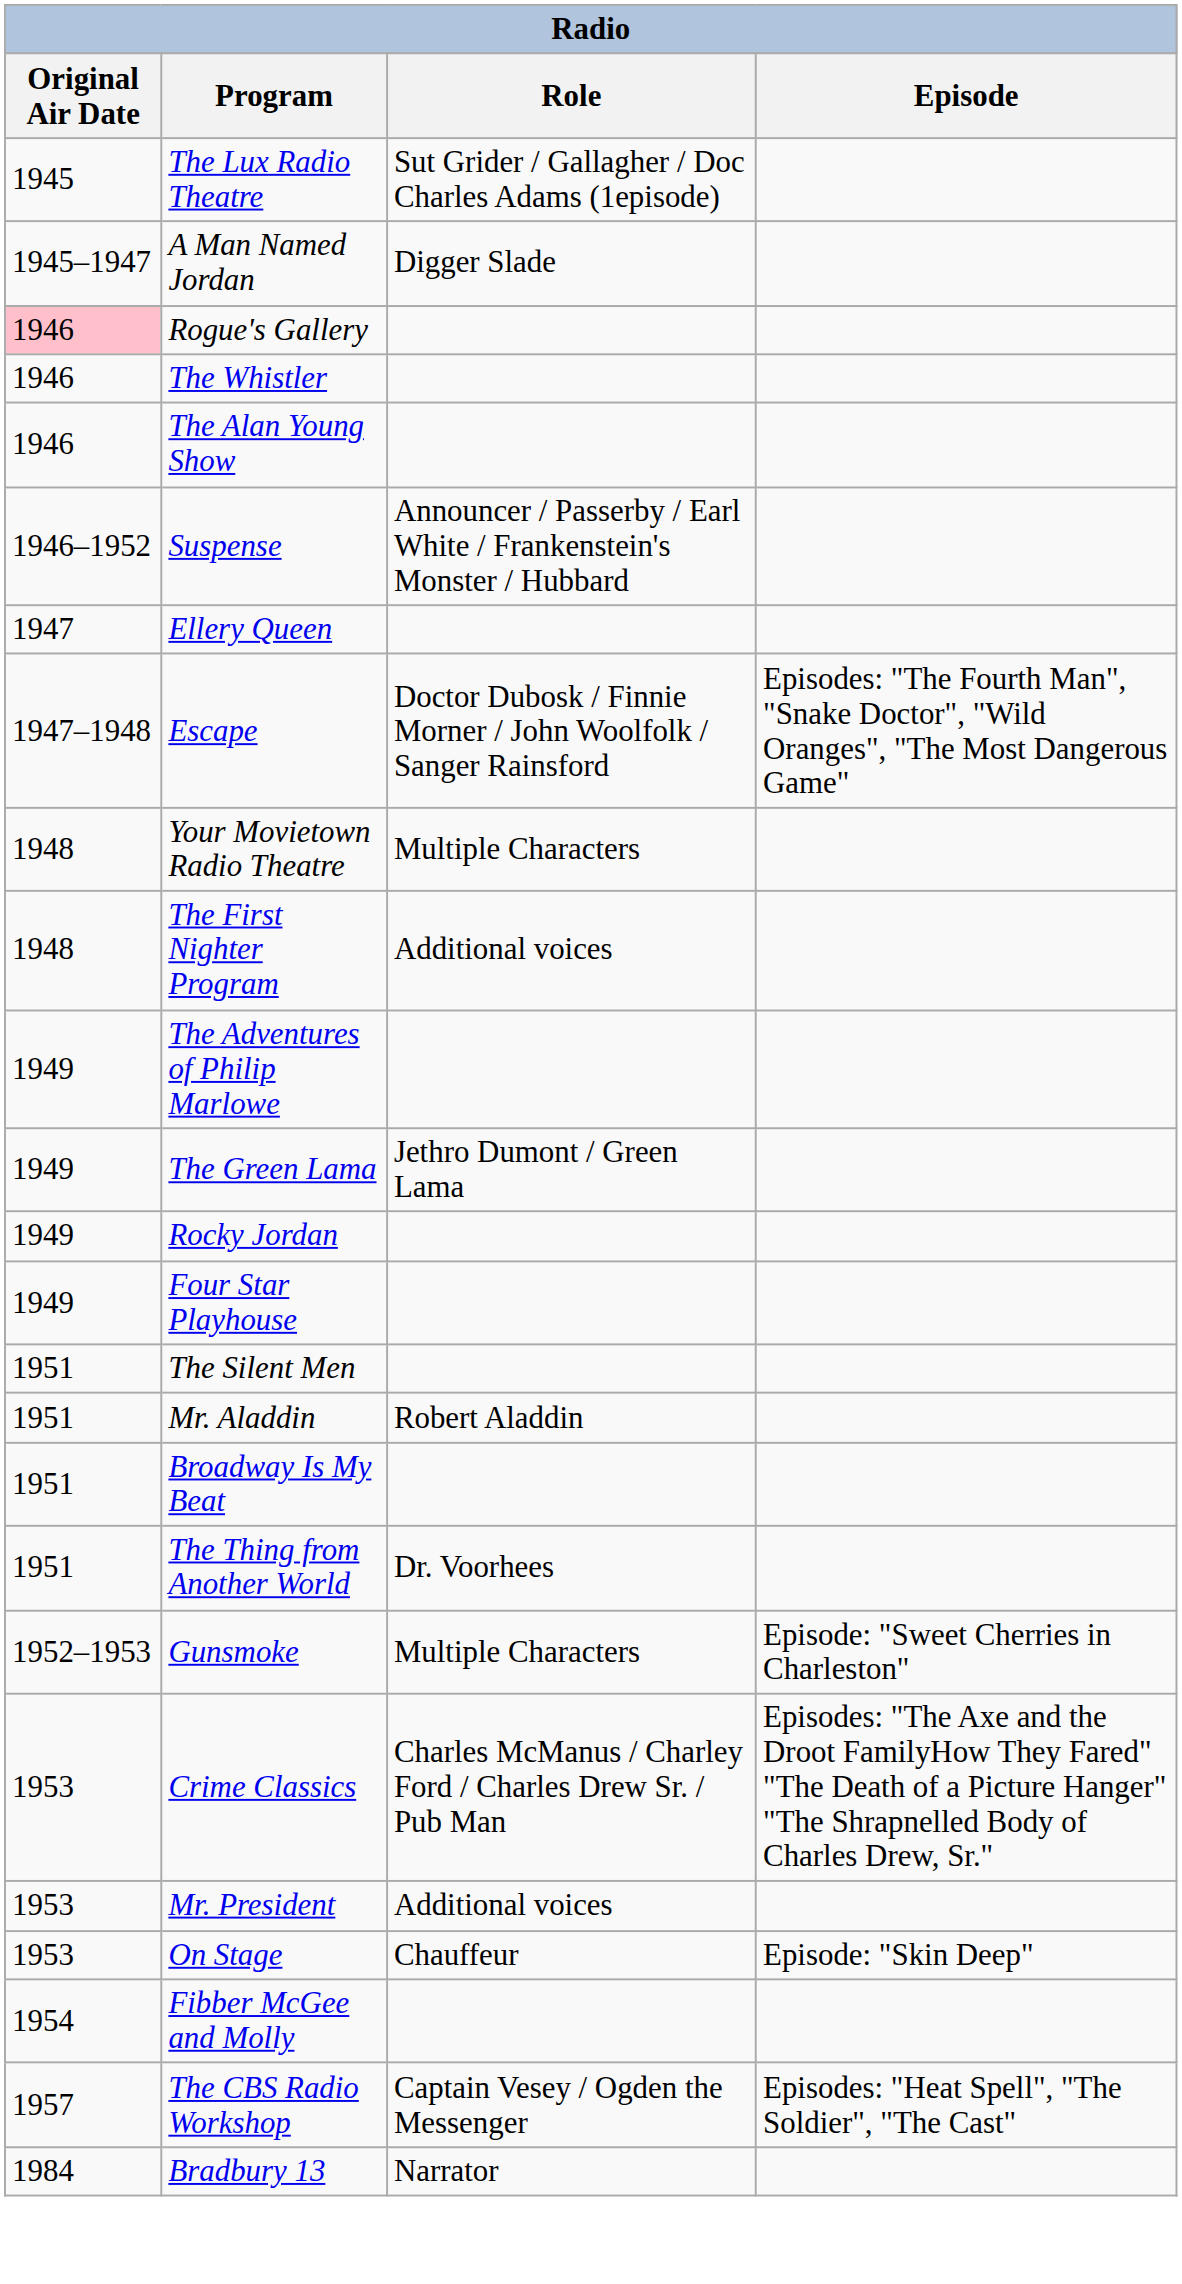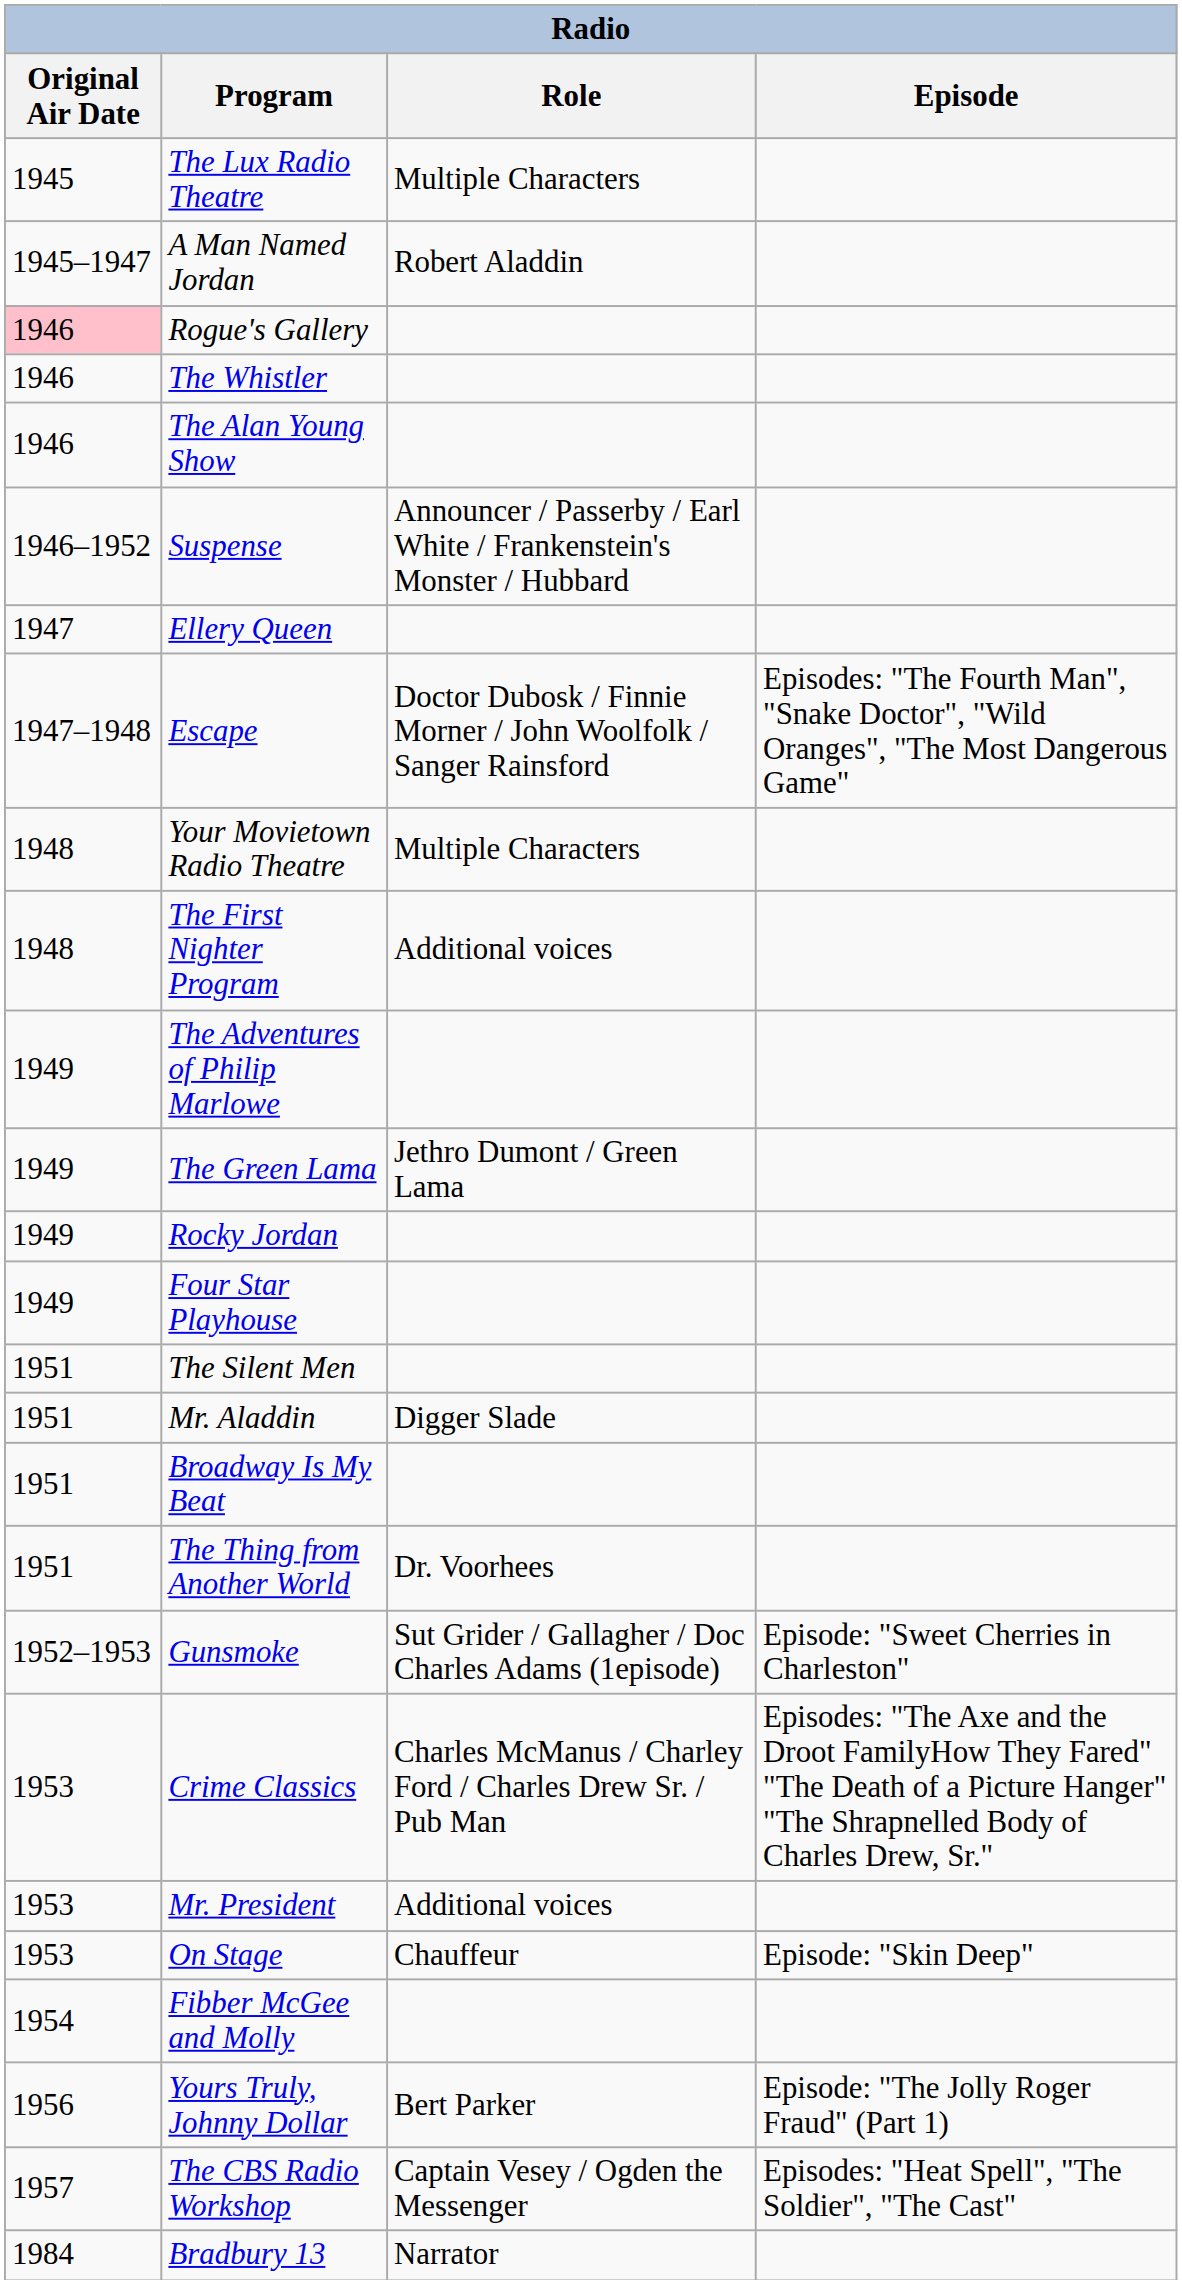(569, 179) Sut Grider / Gallagher / Doc Charles Adams (1episode) -> (517, 179) Multiple Characters
(475, 262) Digger Slade -> (489, 262) Robert Aladdin
(489, 1417) Robert Aladdin -> (475, 1417) Digger Slade
(517, 1651) Multiple Characters -> (569, 1651) Sut Grider / Gallagher / Doc Charles Adams (1episode)
+ row: (258, 2104)
